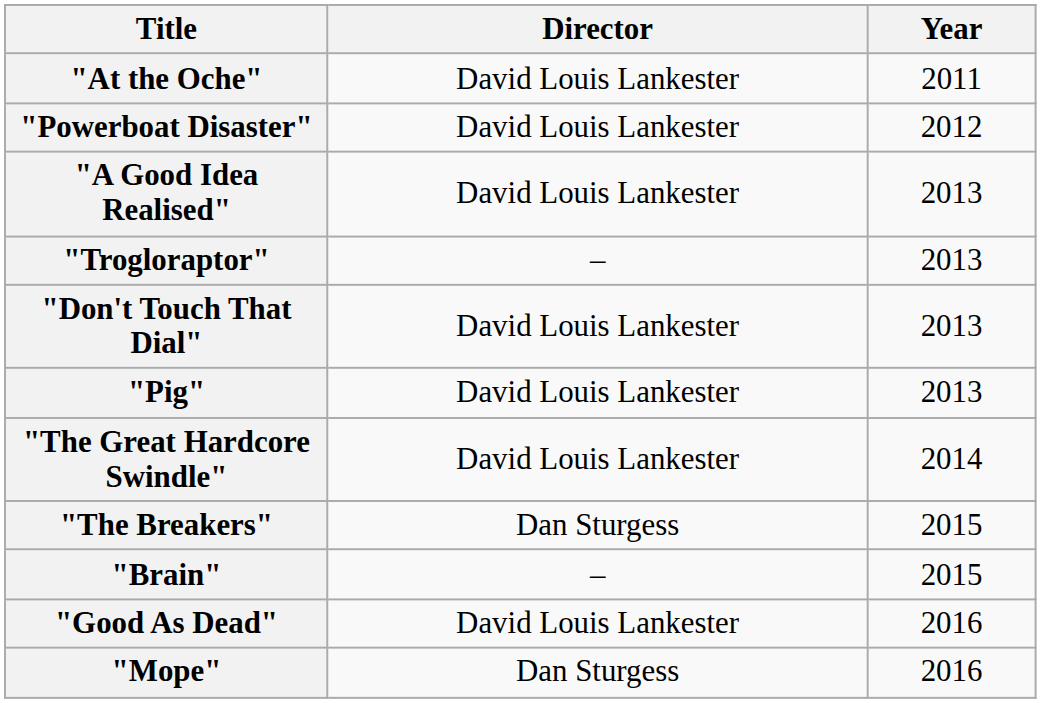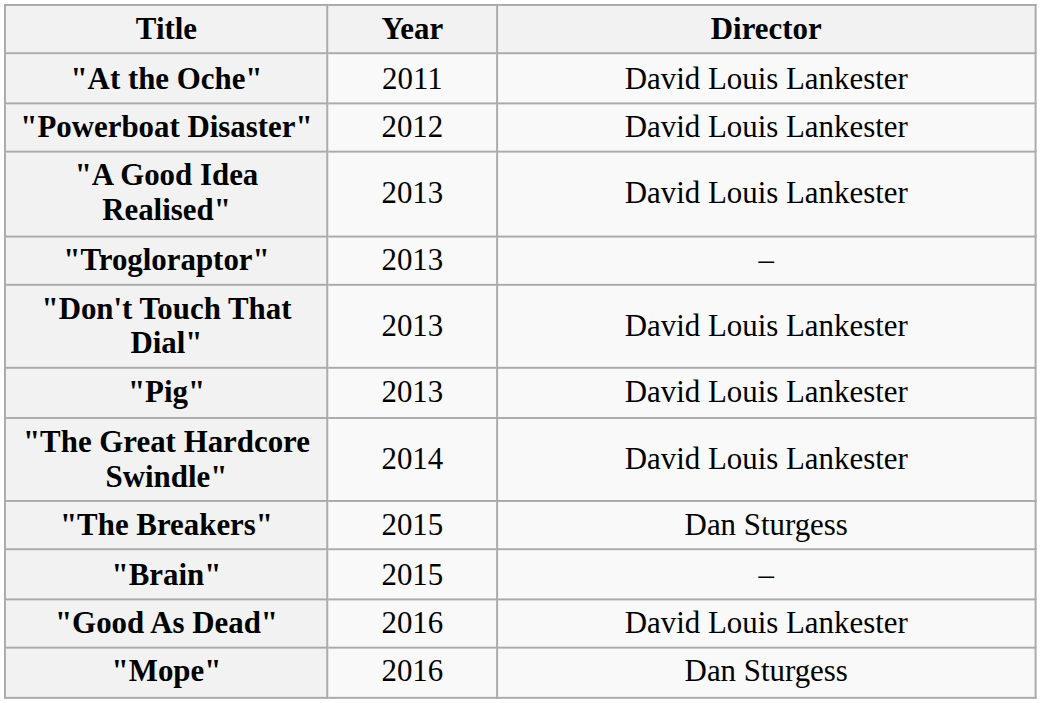columns swapped: (951, 28) <-> (598, 28)
